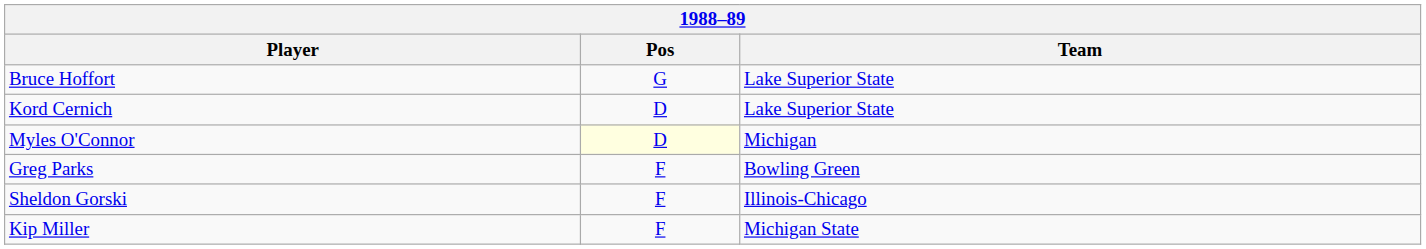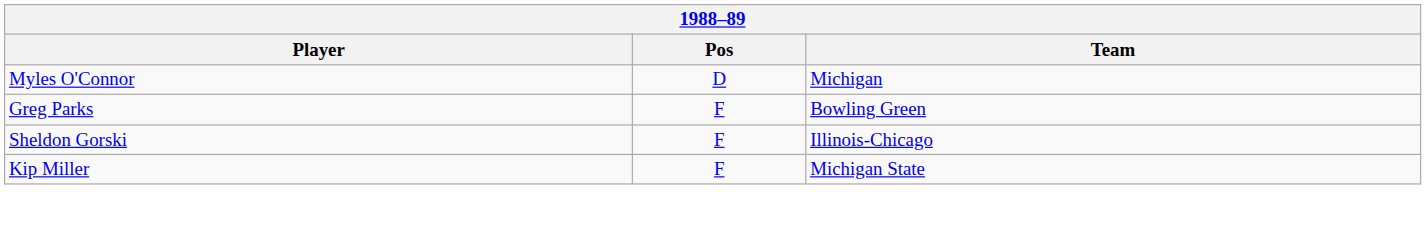- row: (62, 79)
- row: (61, 109)
(660, 139) lightyellow background -> (719, 79) no background
